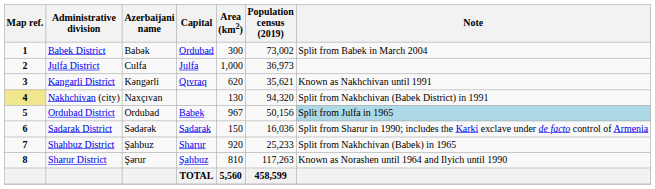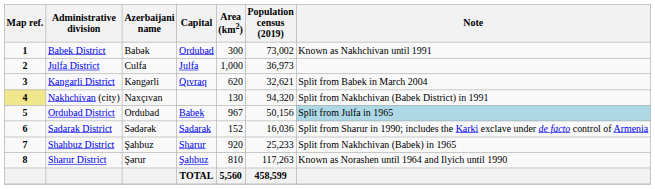(363, 50) Split from Babek in March 2004 -> (365, 50) Known as Nakhchivan until 1991
(280, 81) 35,621 -> (280, 81) 32,621
(365, 81) Known as Nakhchivan until 1991 -> (363, 81) Split from Babek in March 2004
(235, 129) 150 -> (235, 129) 152
